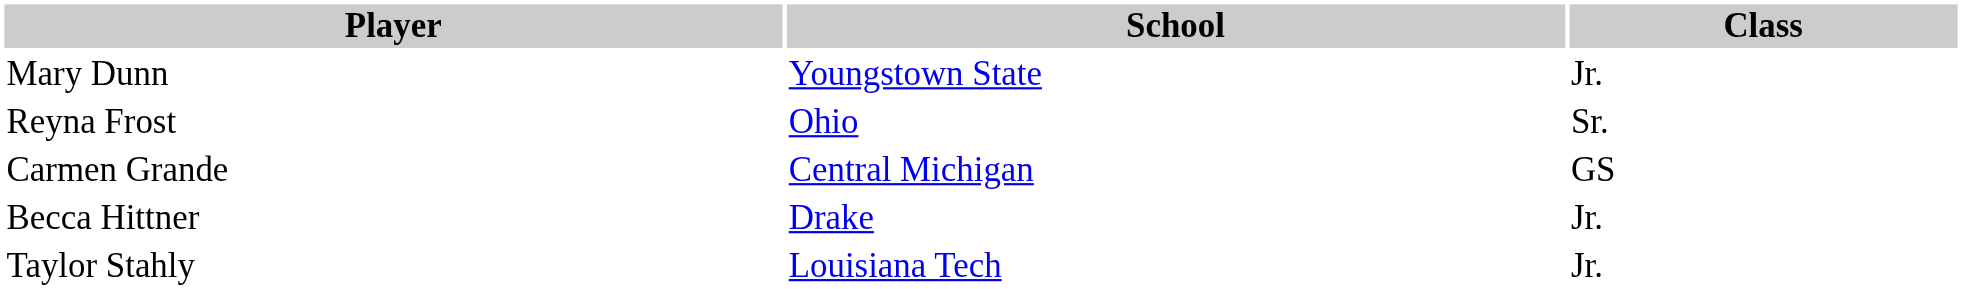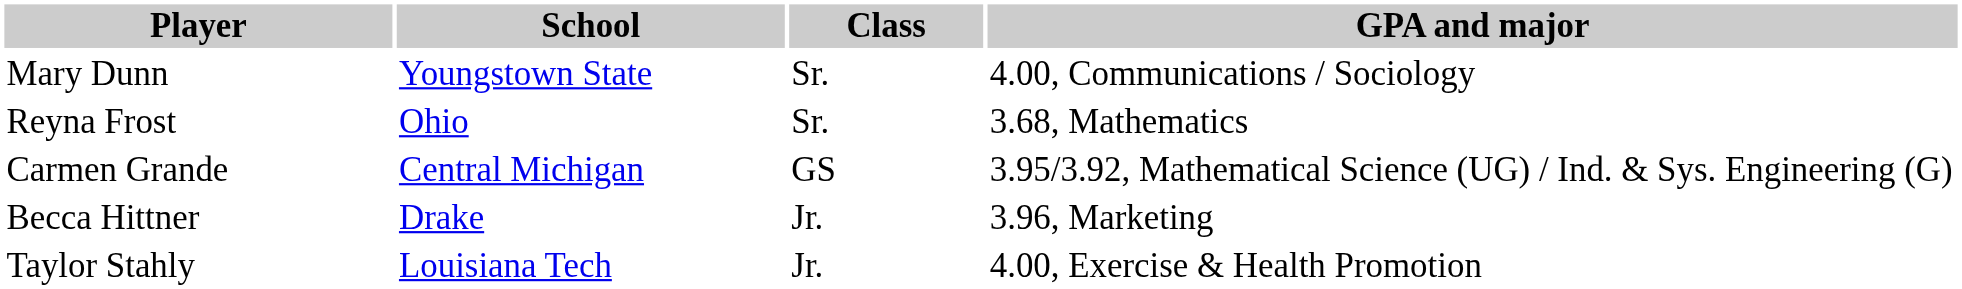+ column: (1473, 25)
(1587, 73) Jr. -> (810, 73) Sr.
